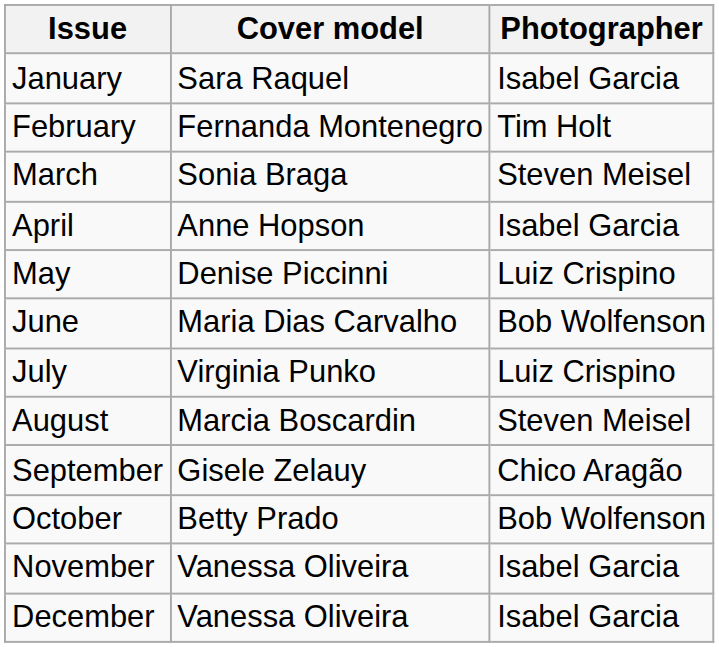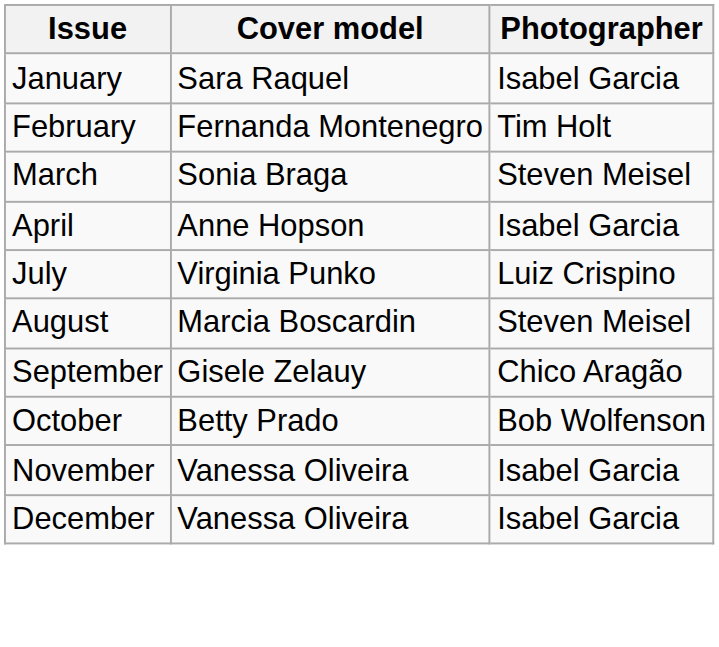- row: (41, 273)
- row: (46, 322)
